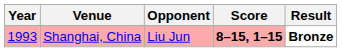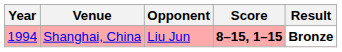(22, 36) 1993 -> (22, 36) 1994
